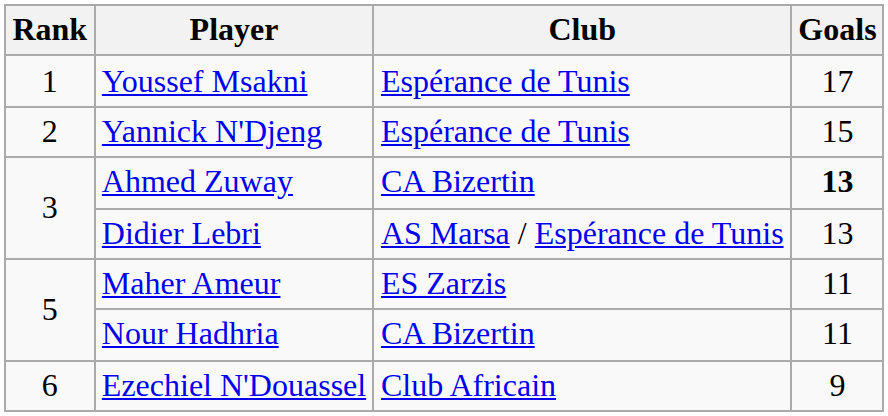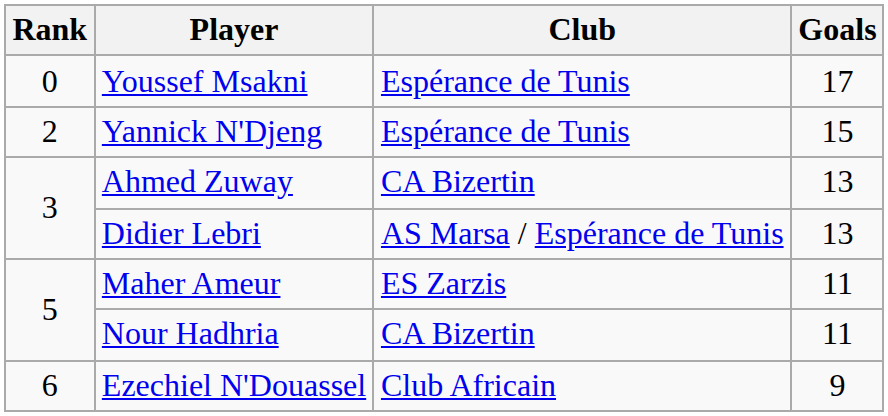(50, 80) 1 -> (50, 80) 0
(837, 182) bold -> (837, 182) normal
